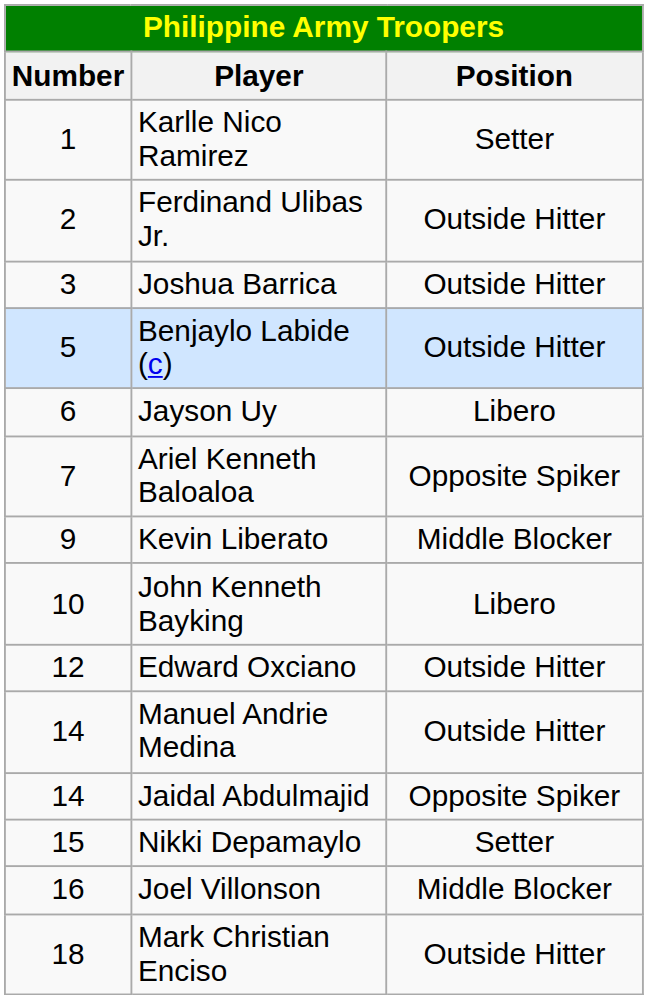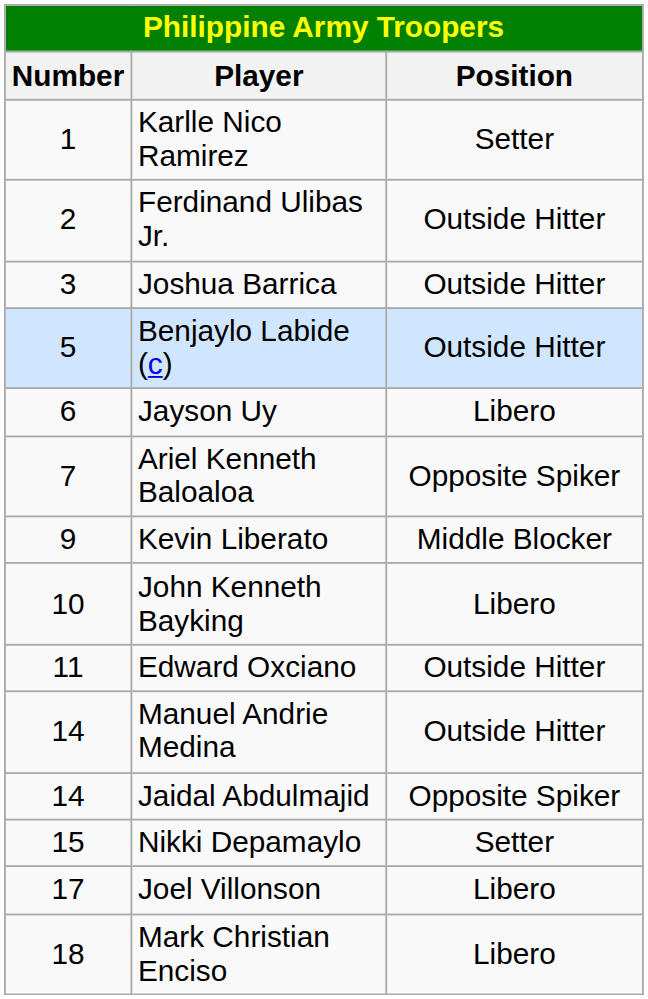(68, 667) 12 -> (68, 667) 11
(68, 889) 16 -> (68, 889) 17
(514, 889) Middle Blocker -> (514, 889) Libero
(514, 953) Outside Hitter -> (514, 953) Libero
